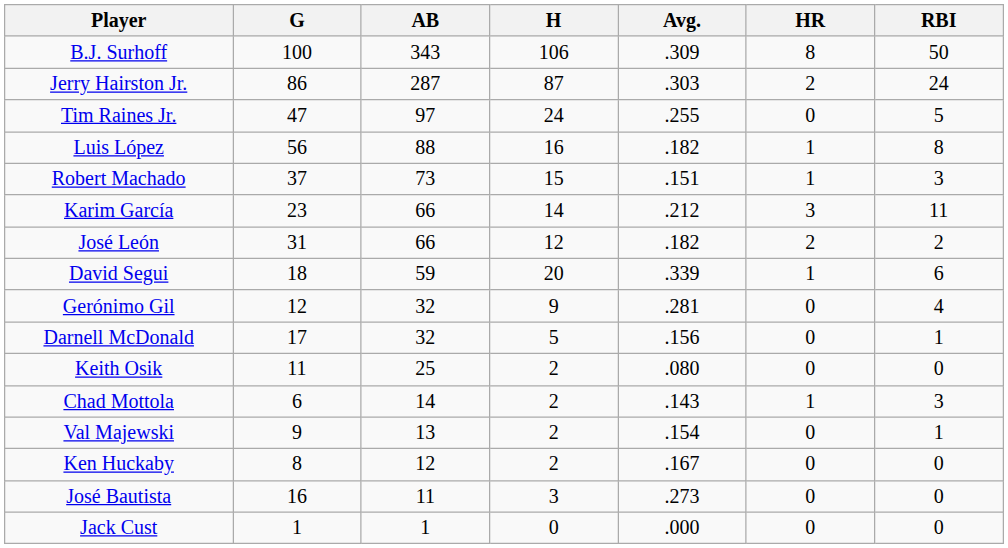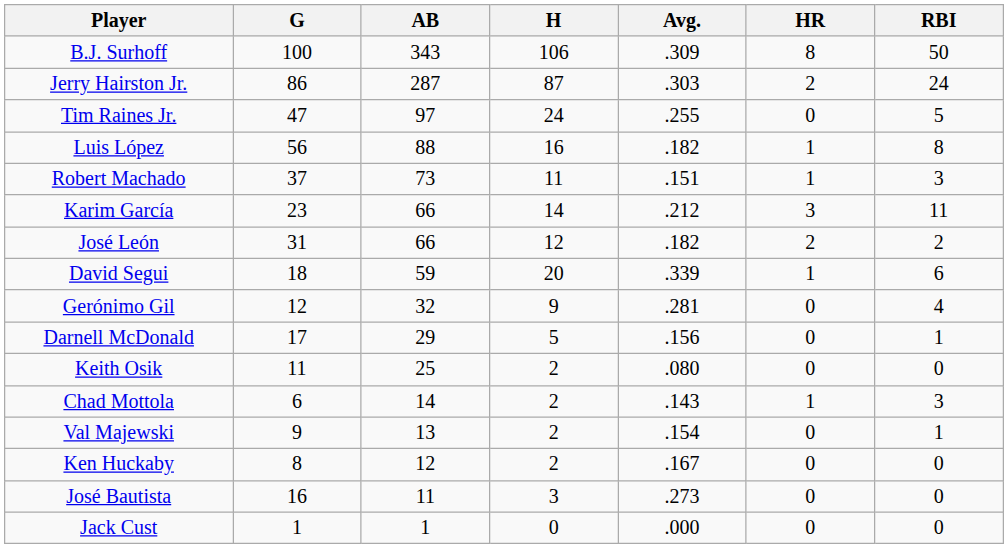(554, 178) 15 -> (554, 178) 11
(425, 337) 32 -> (425, 337) 29
